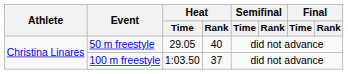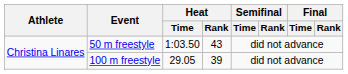(182, 45) 29.05 -> (182, 45) 1:03.50
(216, 45) 40 -> (216, 45) 43
(182, 61) 1:03.50 -> (182, 61) 29.05
(216, 61) 37 -> (216, 61) 39
